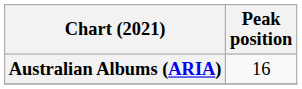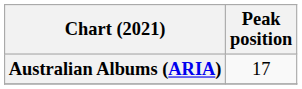(261, 68) 16 -> (261, 68) 17
